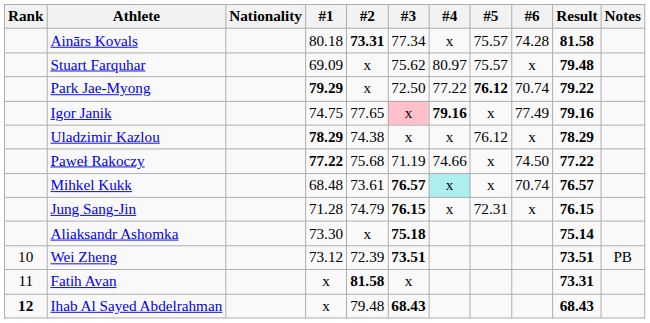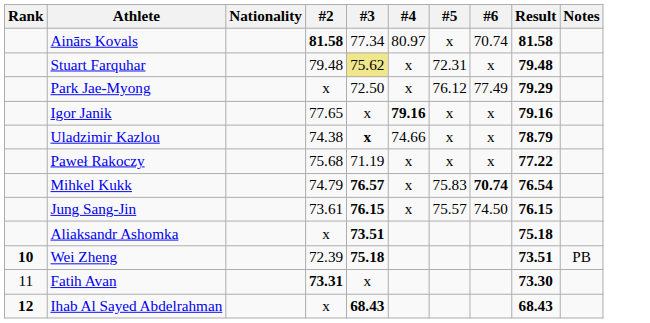- column: (326, 16)
(367, 40) 73.31 -> (326, 40) 81.58
(450, 40) x -> (408, 40) 80.97
(491, 40) 75.57 -> (450, 40) x
(532, 40) 74.28 -> (491, 40) 70.74
(367, 64) x -> (326, 64) 79.48
(408, 64) no background -> (367, 64) khaki background
(450, 64) 80.97 -> (408, 64) x
(491, 64) 75.57 -> (450, 64) 72.31
(450, 88) 77.22 -> (408, 88) x
(491, 88) bold -> (450, 88) normal
(532, 88) 70.74 -> (491, 88) 77.49
(577, 88) 79.22 -> (536, 88) 79.29
(408, 112) pink background -> (367, 112) no background
(532, 112) 77.49 -> (491, 112) x
(408, 137) normal -> (367, 137) bold
(450, 137) x -> (408, 137) 74.66
(491, 137) 76.12 -> (450, 137) x
(577, 137) 78.29 -> (536, 137) 78.79
(450, 161) 74.66 -> (408, 161) x
(532, 161) 74.50 -> (491, 161) x
(367, 185) 73.61 -> (326, 185) 74.79
(450, 185) paleturquoise background -> (408, 185) no background
(491, 185) x -> (450, 185) 75.83
(532, 185) normal -> (491, 185) bold
(577, 185) 76.57 -> (536, 185) 76.54
(367, 209) 74.79 -> (326, 209) 73.61
(491, 209) 72.31 -> (450, 209) 75.57
(532, 209) x -> (491, 209) 74.50
(408, 233) 75.18 -> (367, 233) 73.51
(577, 233) 75.14 -> (536, 233) 75.18
(26, 257) normal -> (26, 257) bold
(408, 257) 73.51 -> (367, 257) 75.18
(367, 281) 81.58 -> (326, 281) 73.31
(577, 281) 73.31 -> (536, 281) 73.30
(367, 305) 79.48 -> (326, 305) x
